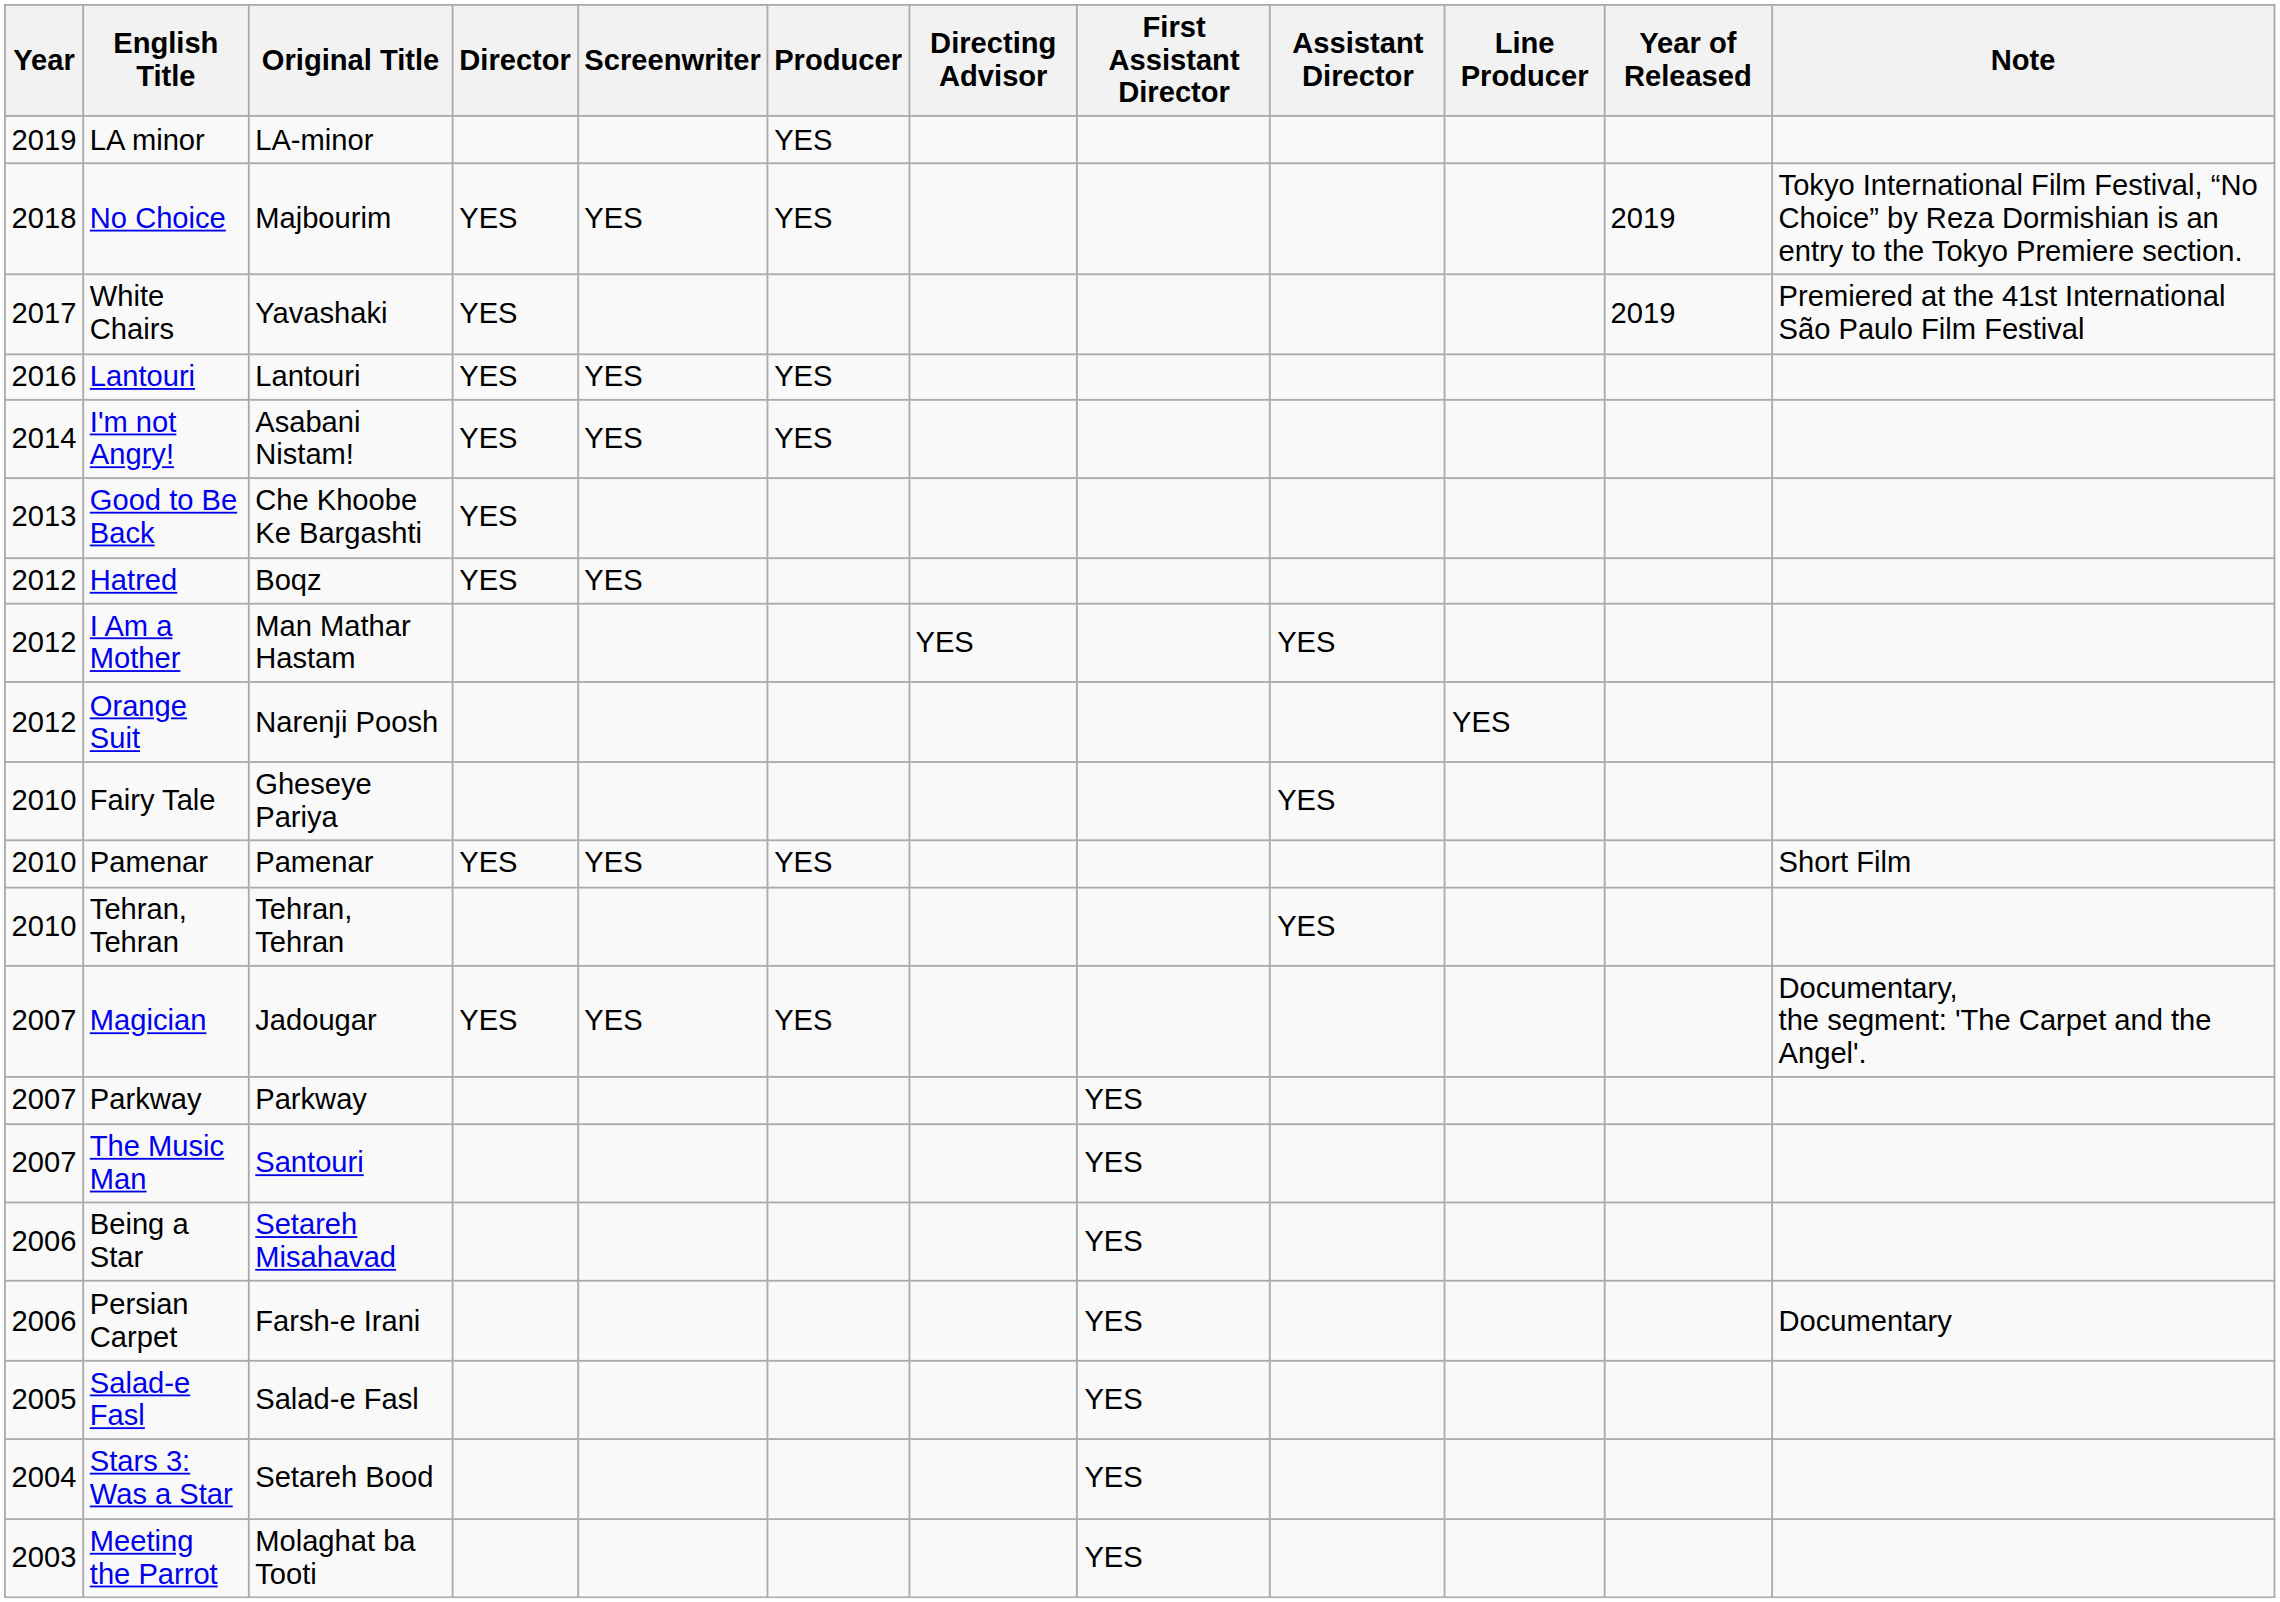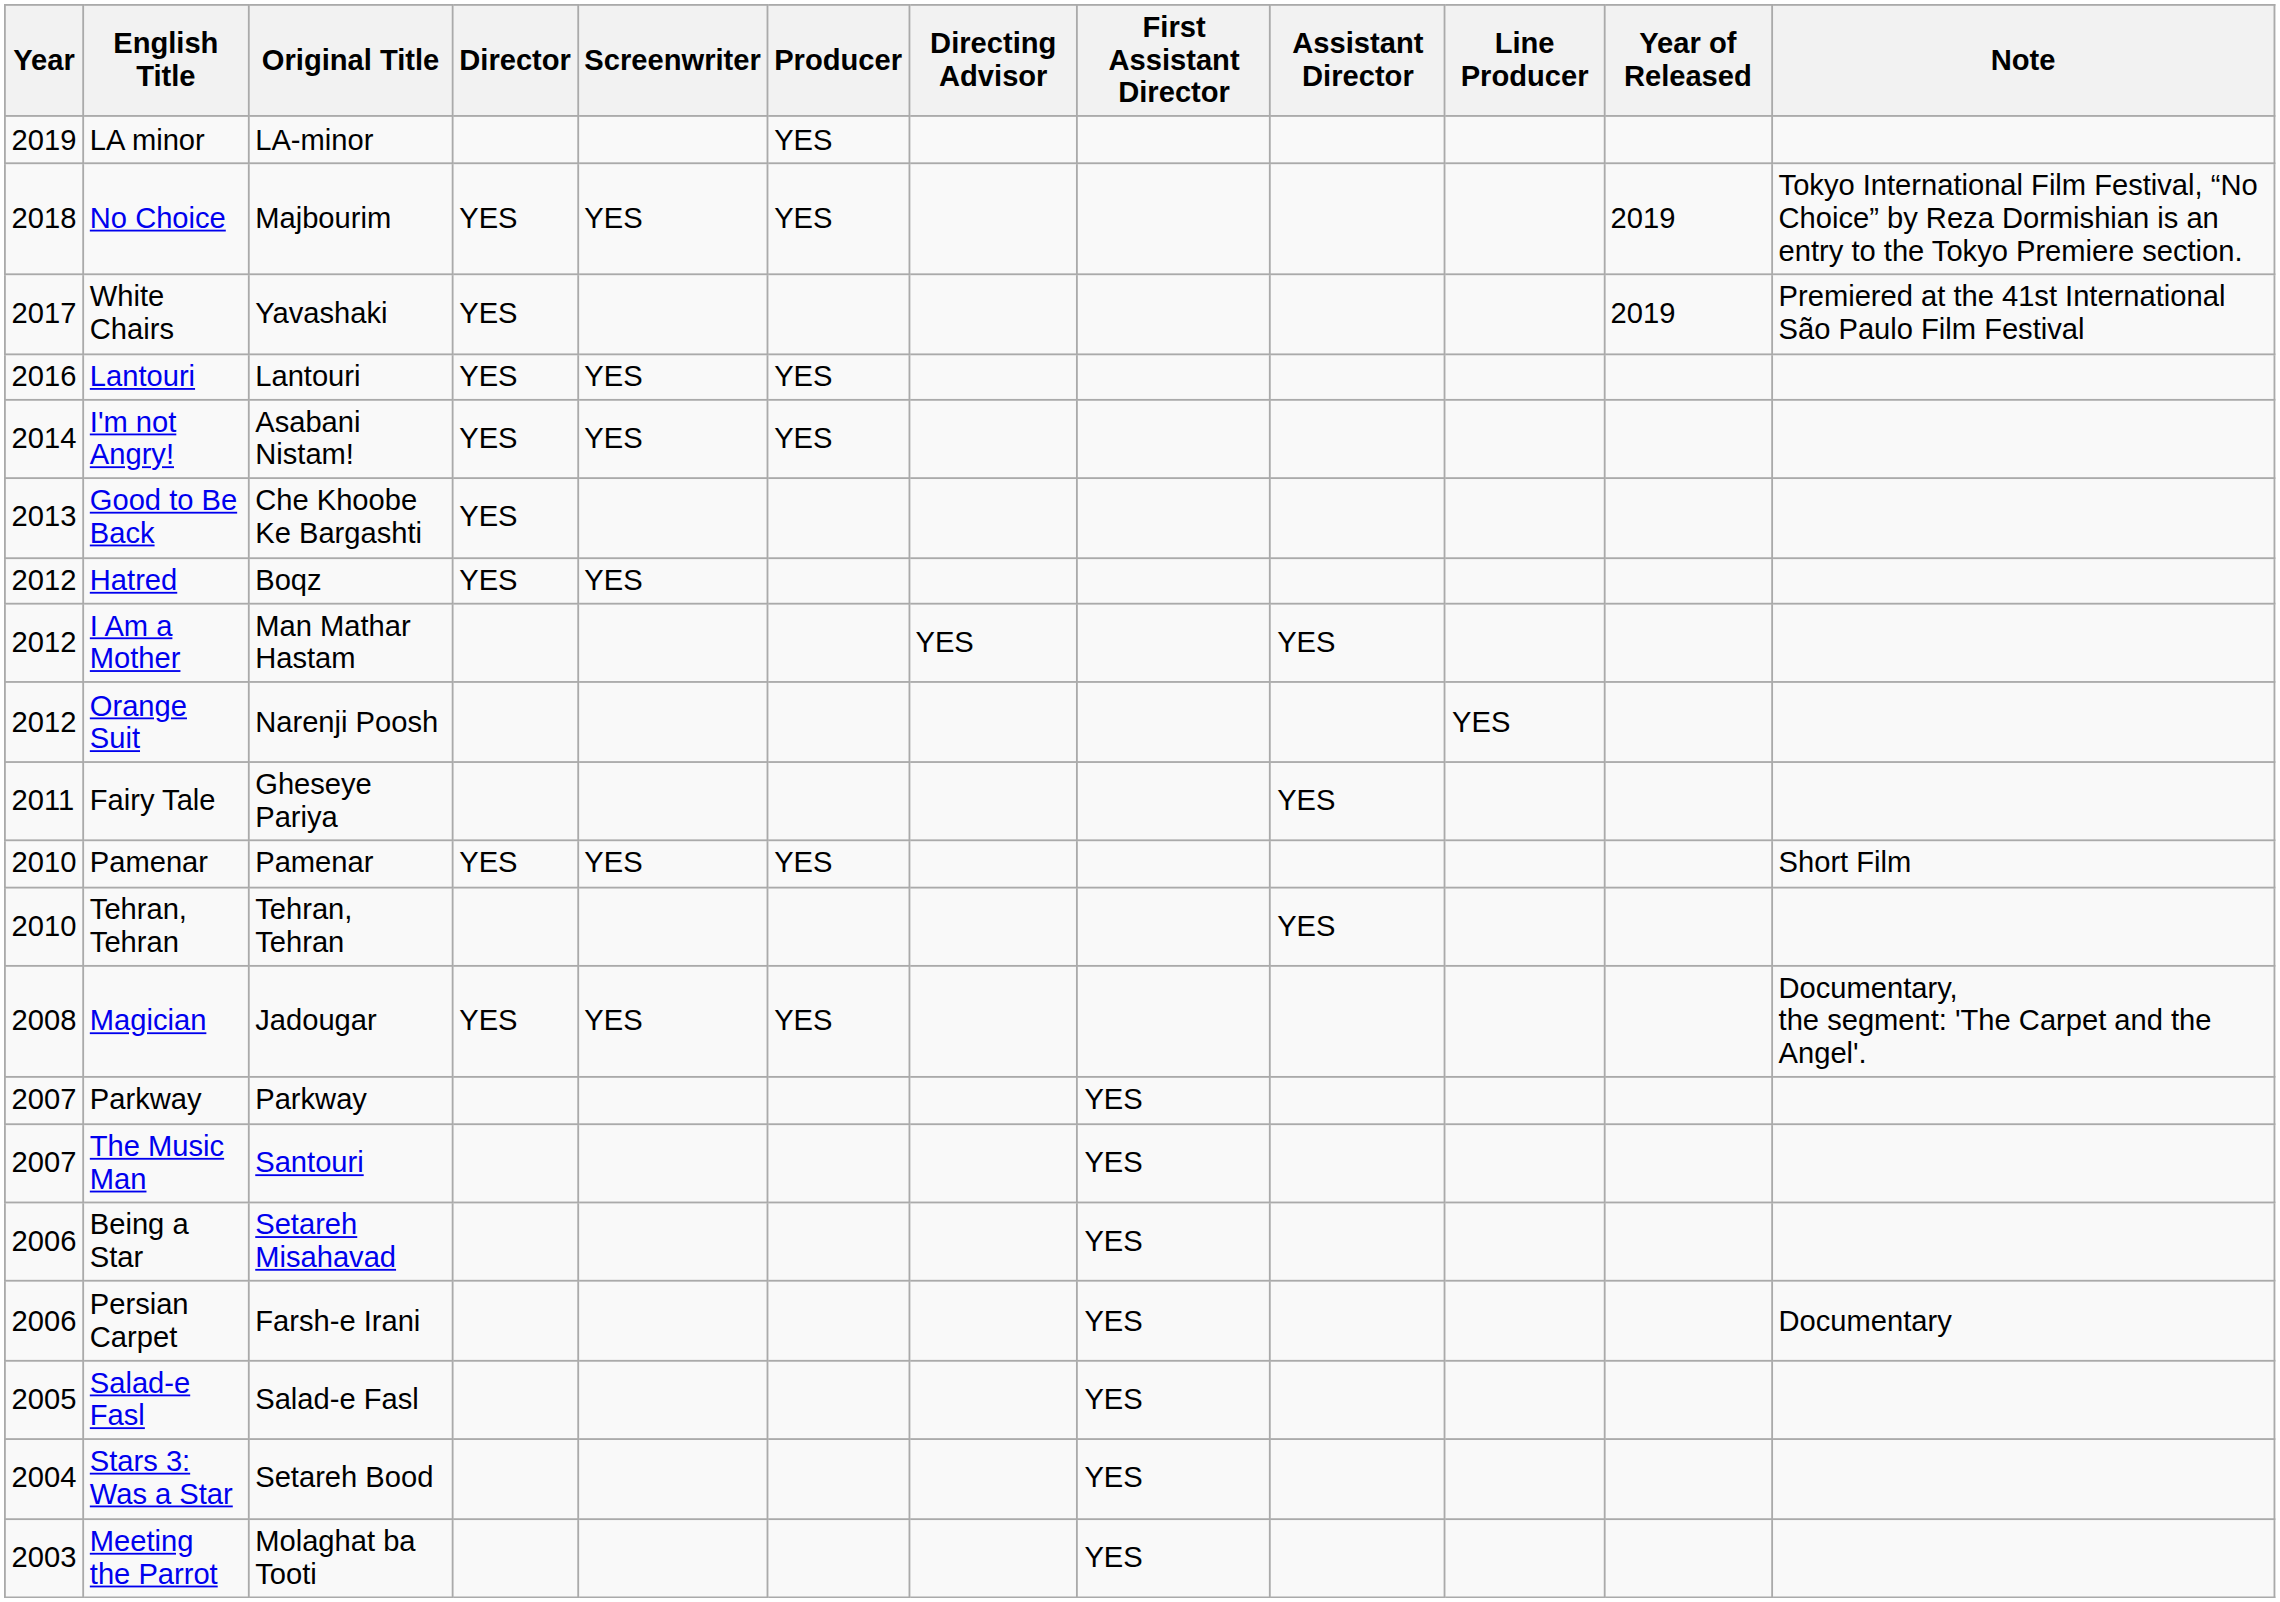(44, 800) 2010 -> (43, 800) 2011
(44, 1021) 2007 -> (44, 1021) 2008
